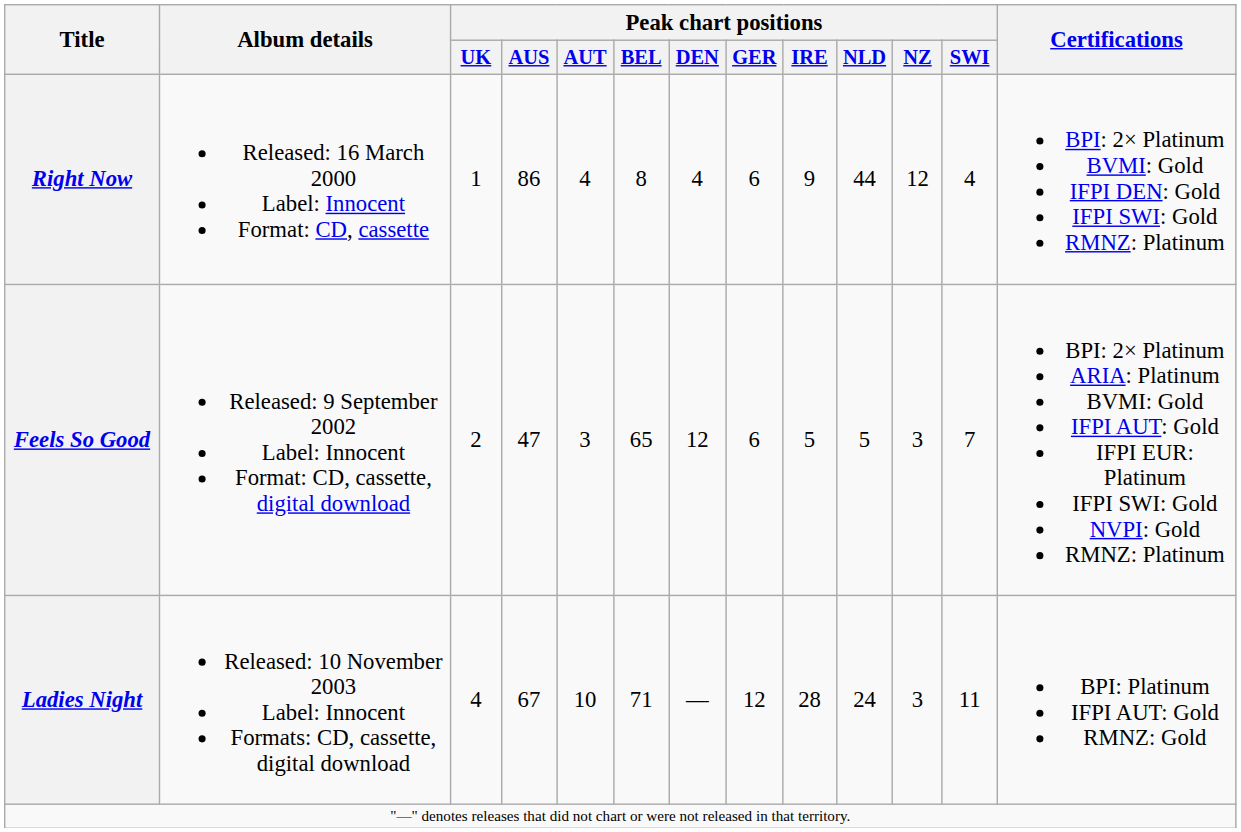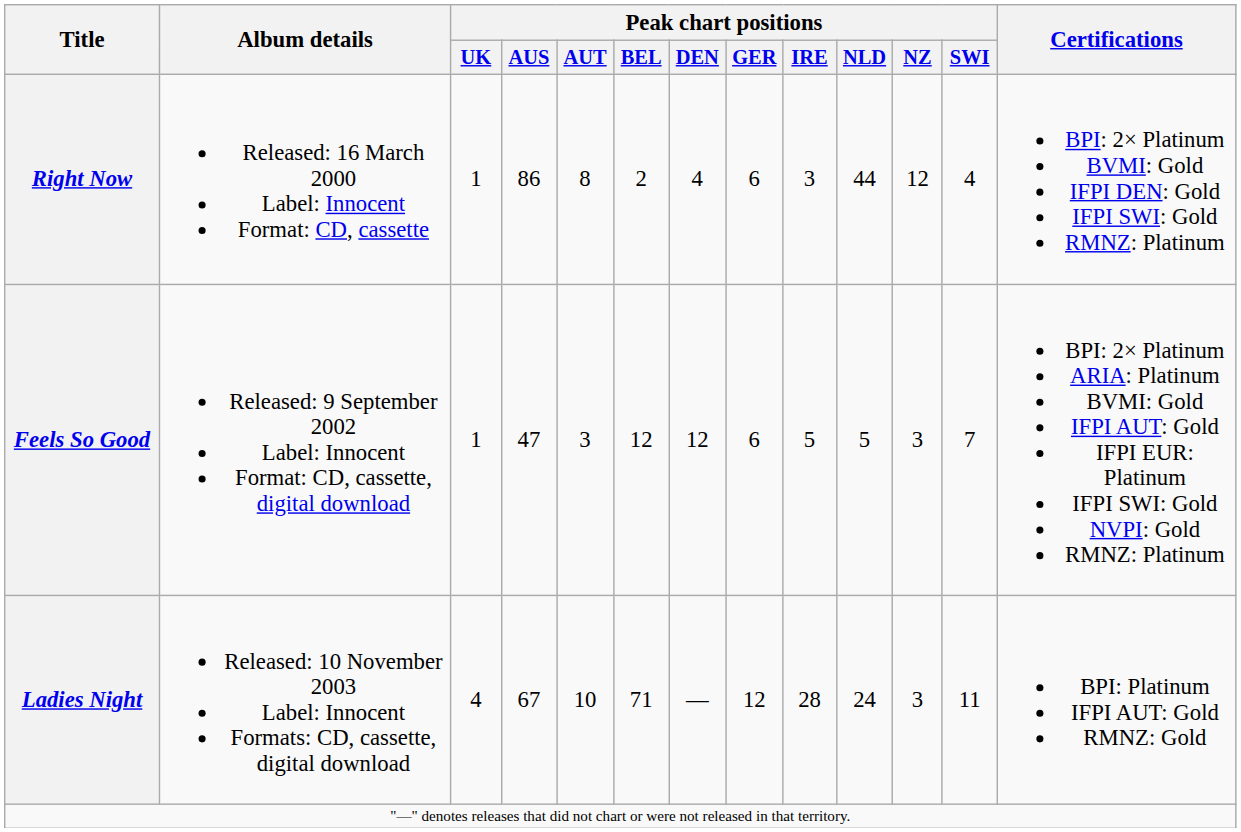(585, 178) 4 -> (585, 178) 8
(641, 178) 8 -> (641, 178) 2
(810, 178) 9 -> (810, 178) 3
(476, 439) 2 -> (476, 439) 1
(641, 439) 65 -> (641, 439) 12
